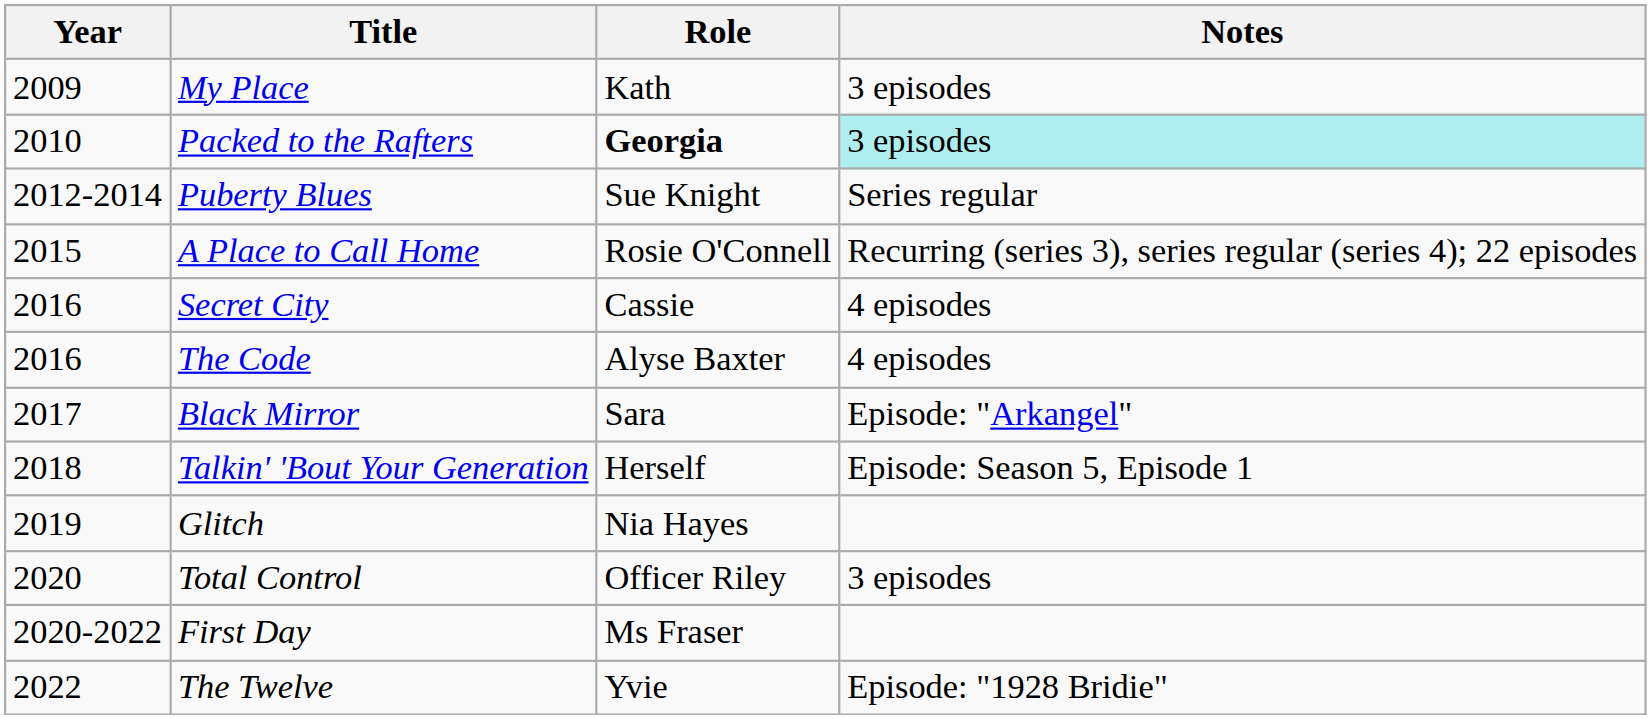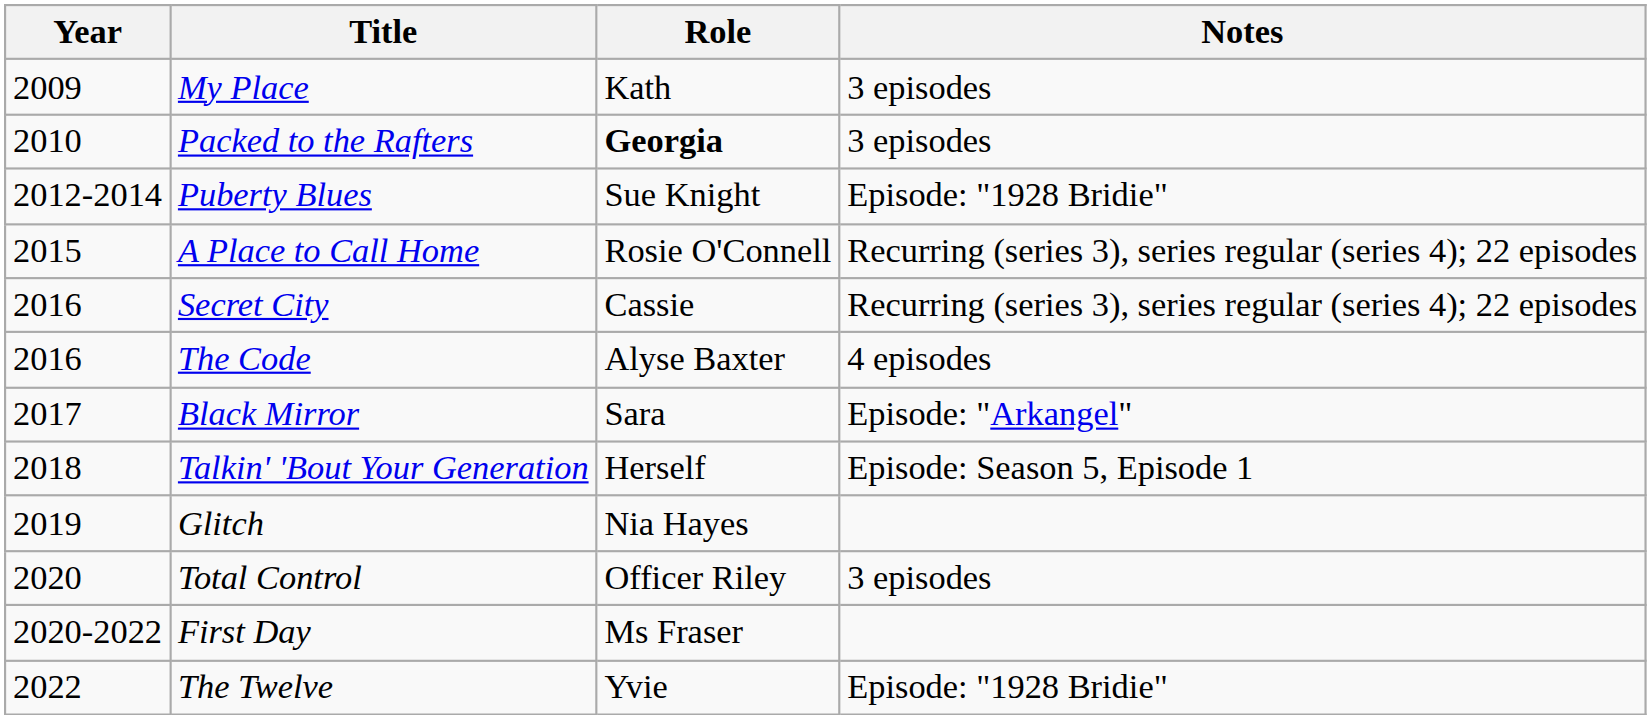(919, 140) paleturquoise background -> (919, 140) no background
(942, 195) Series regular -> (1007, 195) Episode: "1928 Bridie"
(919, 304) 4 episodes -> (1242, 304) Recurring (series 3), series regular (series 4); 22 episodes
